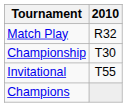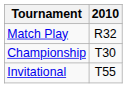- row: (38, 92)
